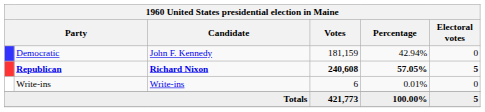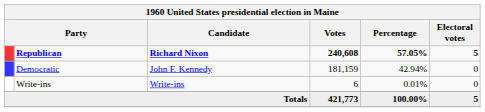rows swapped: (39, 69) <-> (38, 53)
